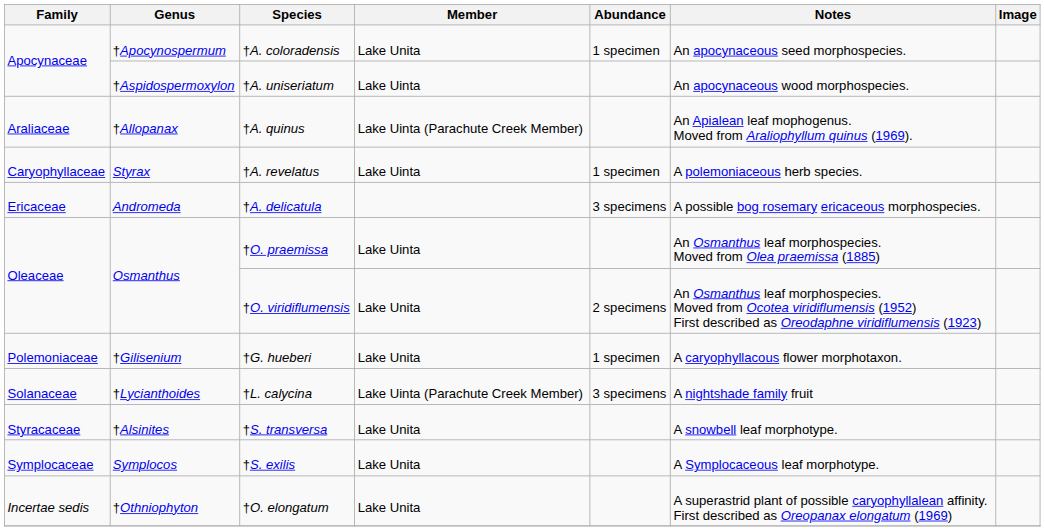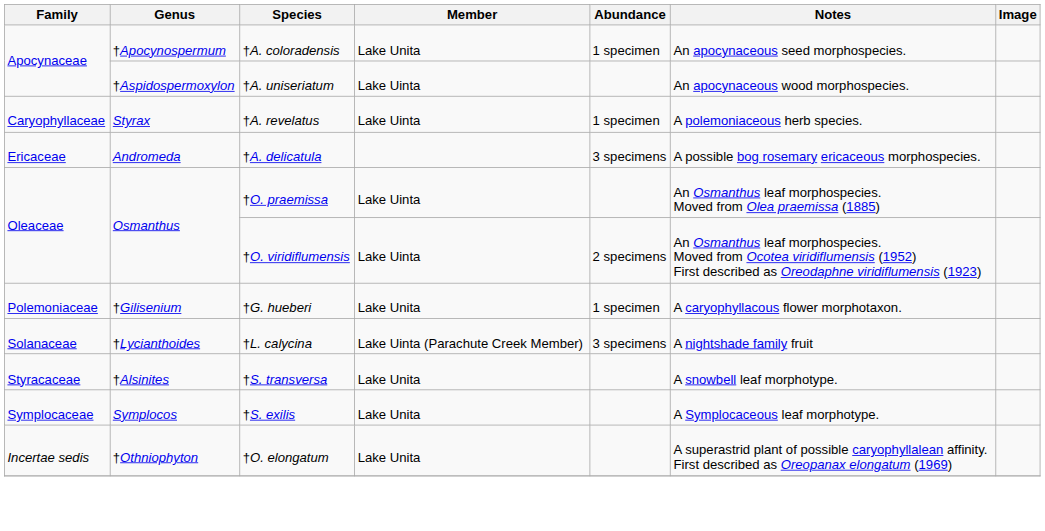- row: (274, 128)
(389, 308) Lake Unita -> (389, 257) Lake Uinta
